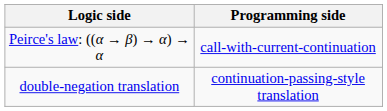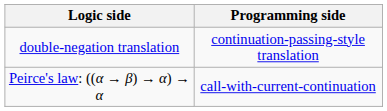rows swapped: (99, 47) <-> (99, 86)
